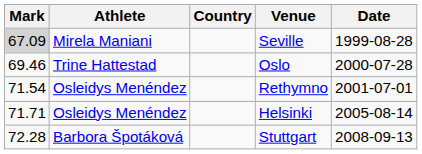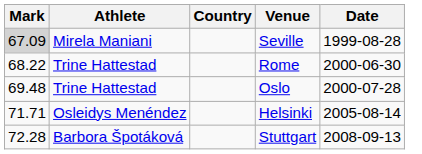+ row: (279, 64)
(27, 64) 69.46 -> (27, 88) 69.48
- row: (293, 88)
